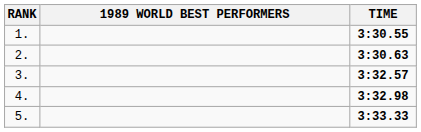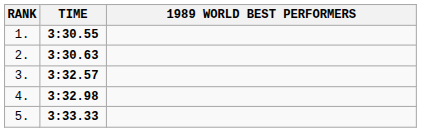columns swapped: (195, 14) <-> (383, 14)
